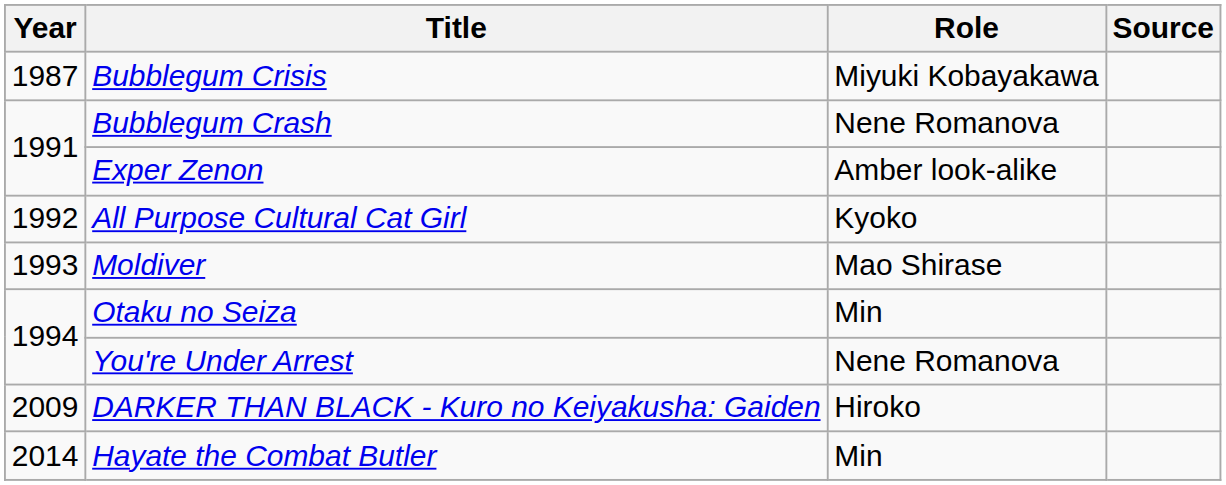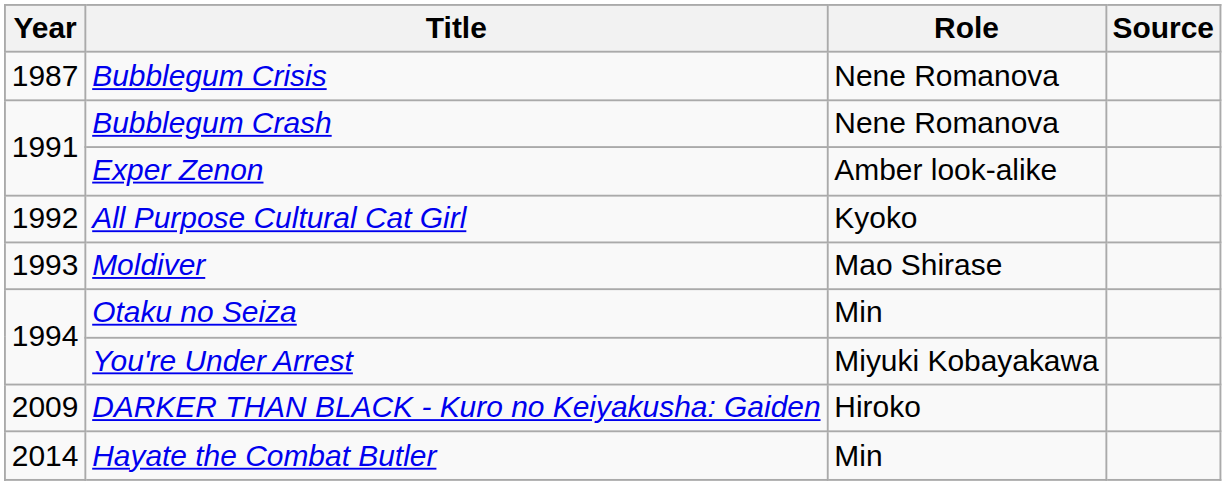(967, 75) Miyuki Kobayakawa -> (947, 75) Nene Romanova
(947, 360) Nene Romanova -> (967, 360) Miyuki Kobayakawa
